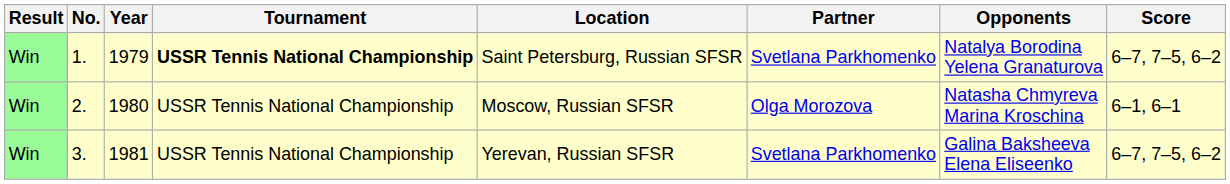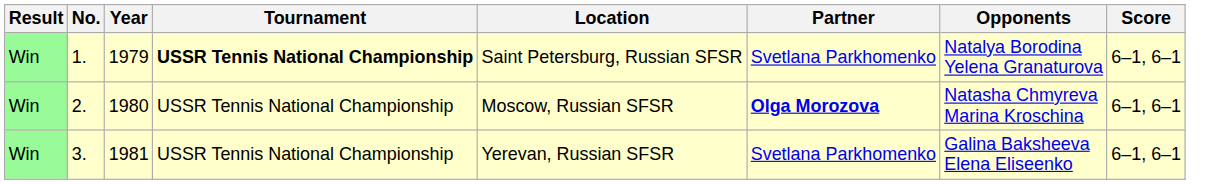(1166, 57) 6–7, 7–5, 6–2 -> (1146, 57) 6–1, 6–1
(812, 105) normal -> (815, 105) bold
(1166, 154) 6–7, 7–5, 6–2 -> (1146, 154) 6–1, 6–1
